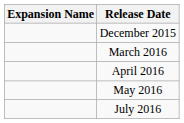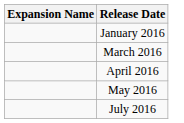- row: (138, 33)
+ row: (133, 33)
